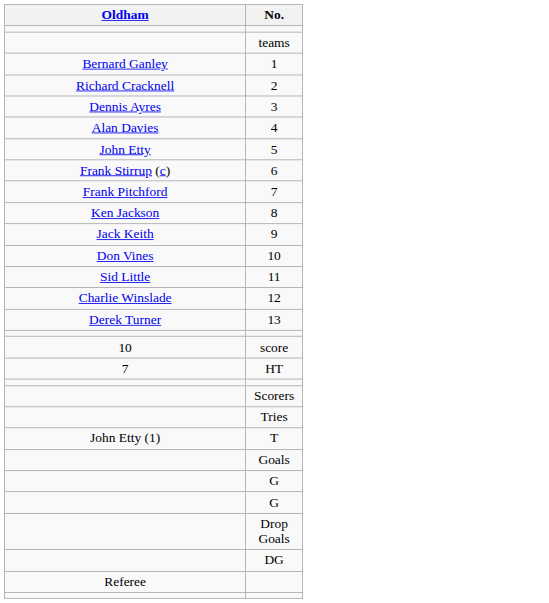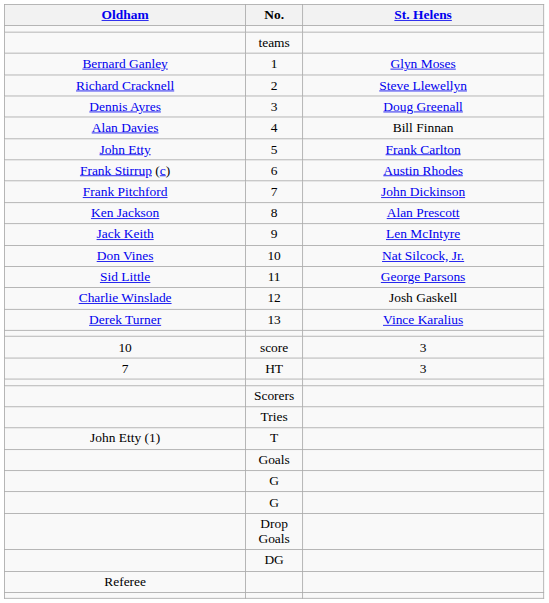+ column: (423, 15)
